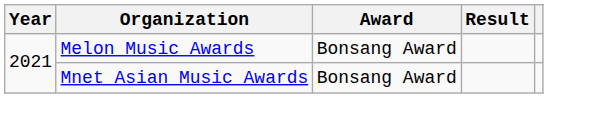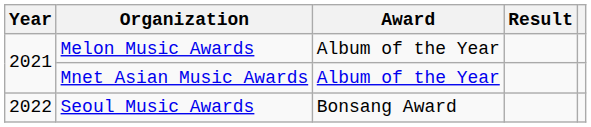(387, 49) Bonsang Award -> (408, 49) Album of the Year
(387, 78) Bonsang Award -> (408, 78) Album of the Year
+ row: (157, 107)
